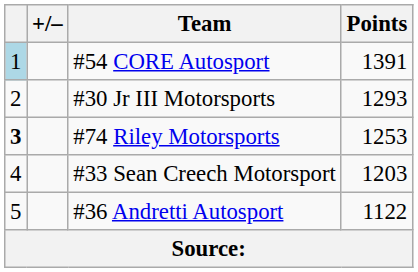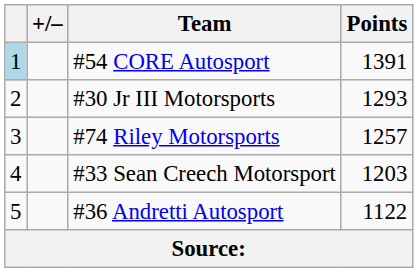(16, 136) bold -> (16, 136) normal
(384, 136) 1253 -> (384, 136) 1257
